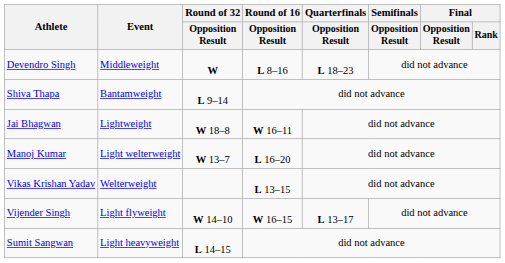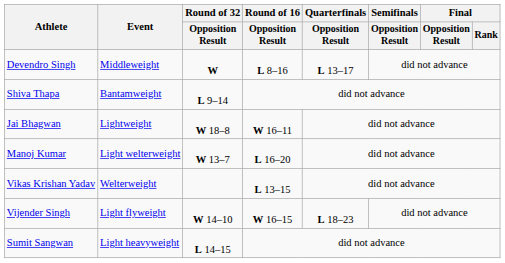(336, 71) L 18–23 -> (336, 71) L 13–17
(336, 220) L 13–17 -> (336, 220) L 18–23
